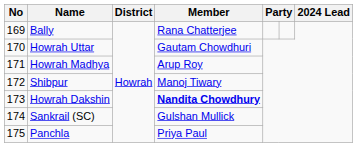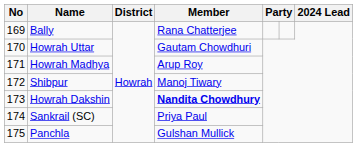(196, 116) Gulshan Mullick -> (182, 116) Priya Paul
(182, 133) Priya Paul -> (196, 133) Gulshan Mullick
